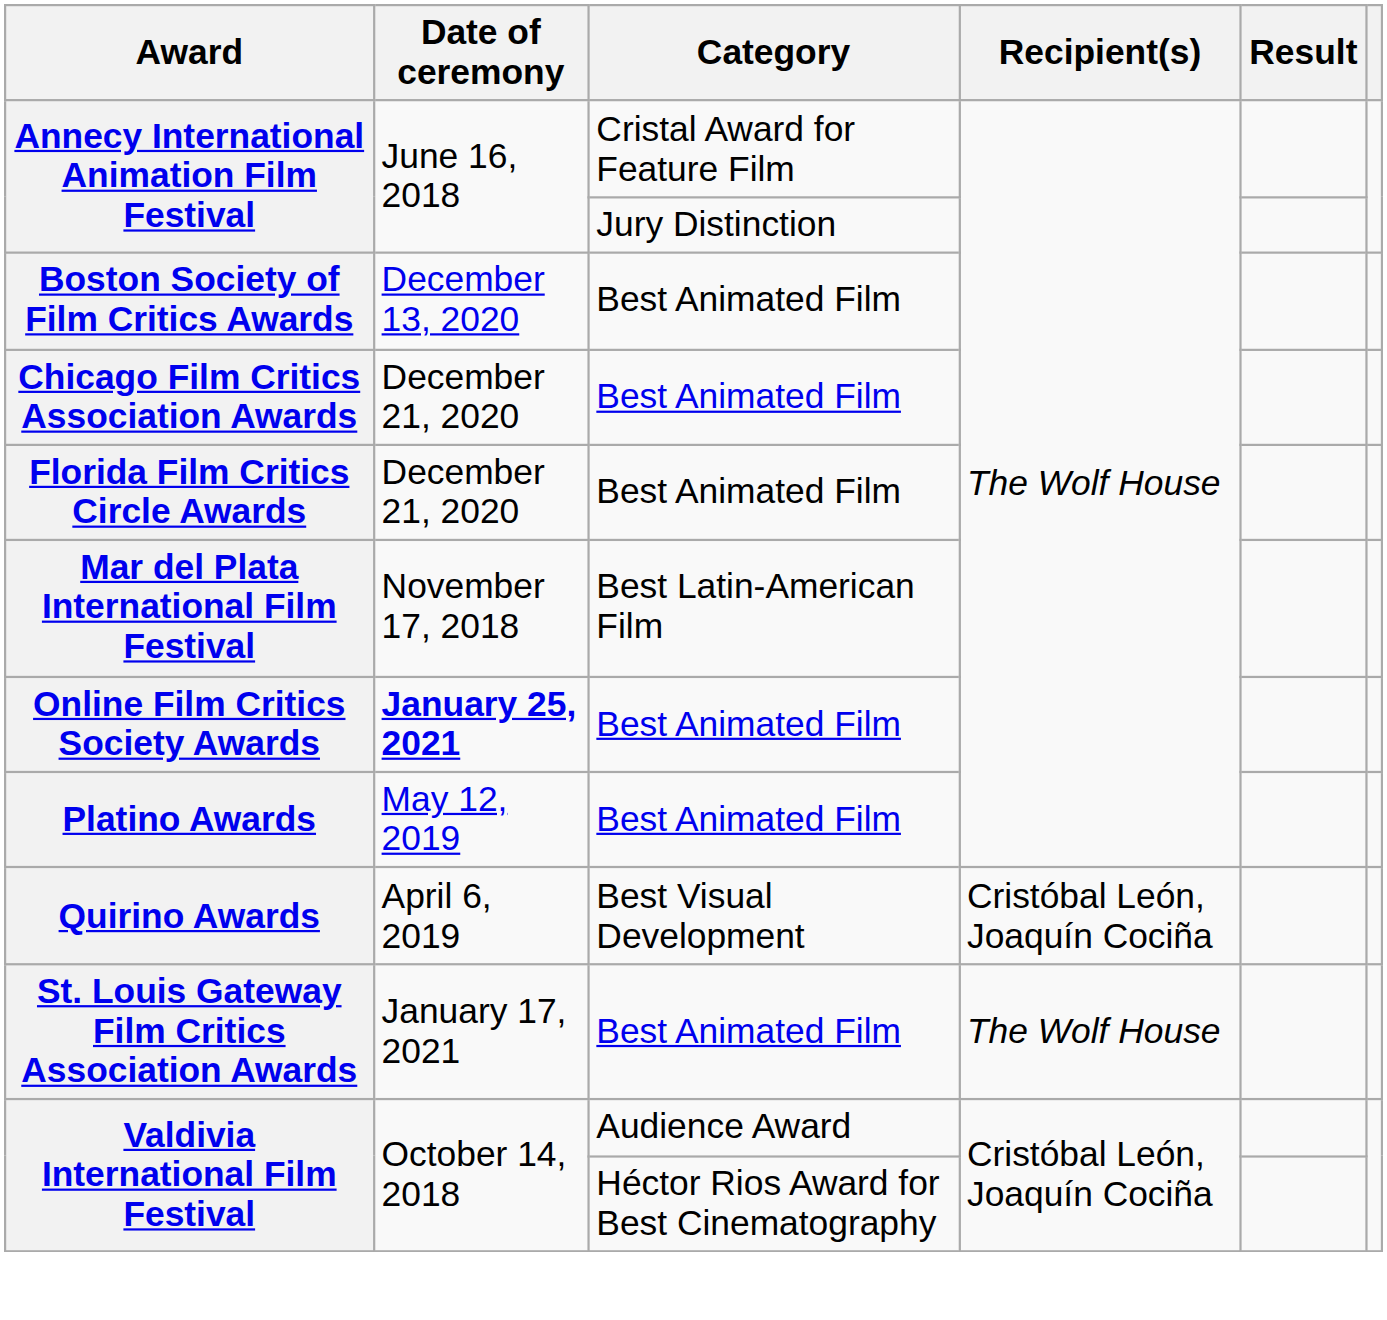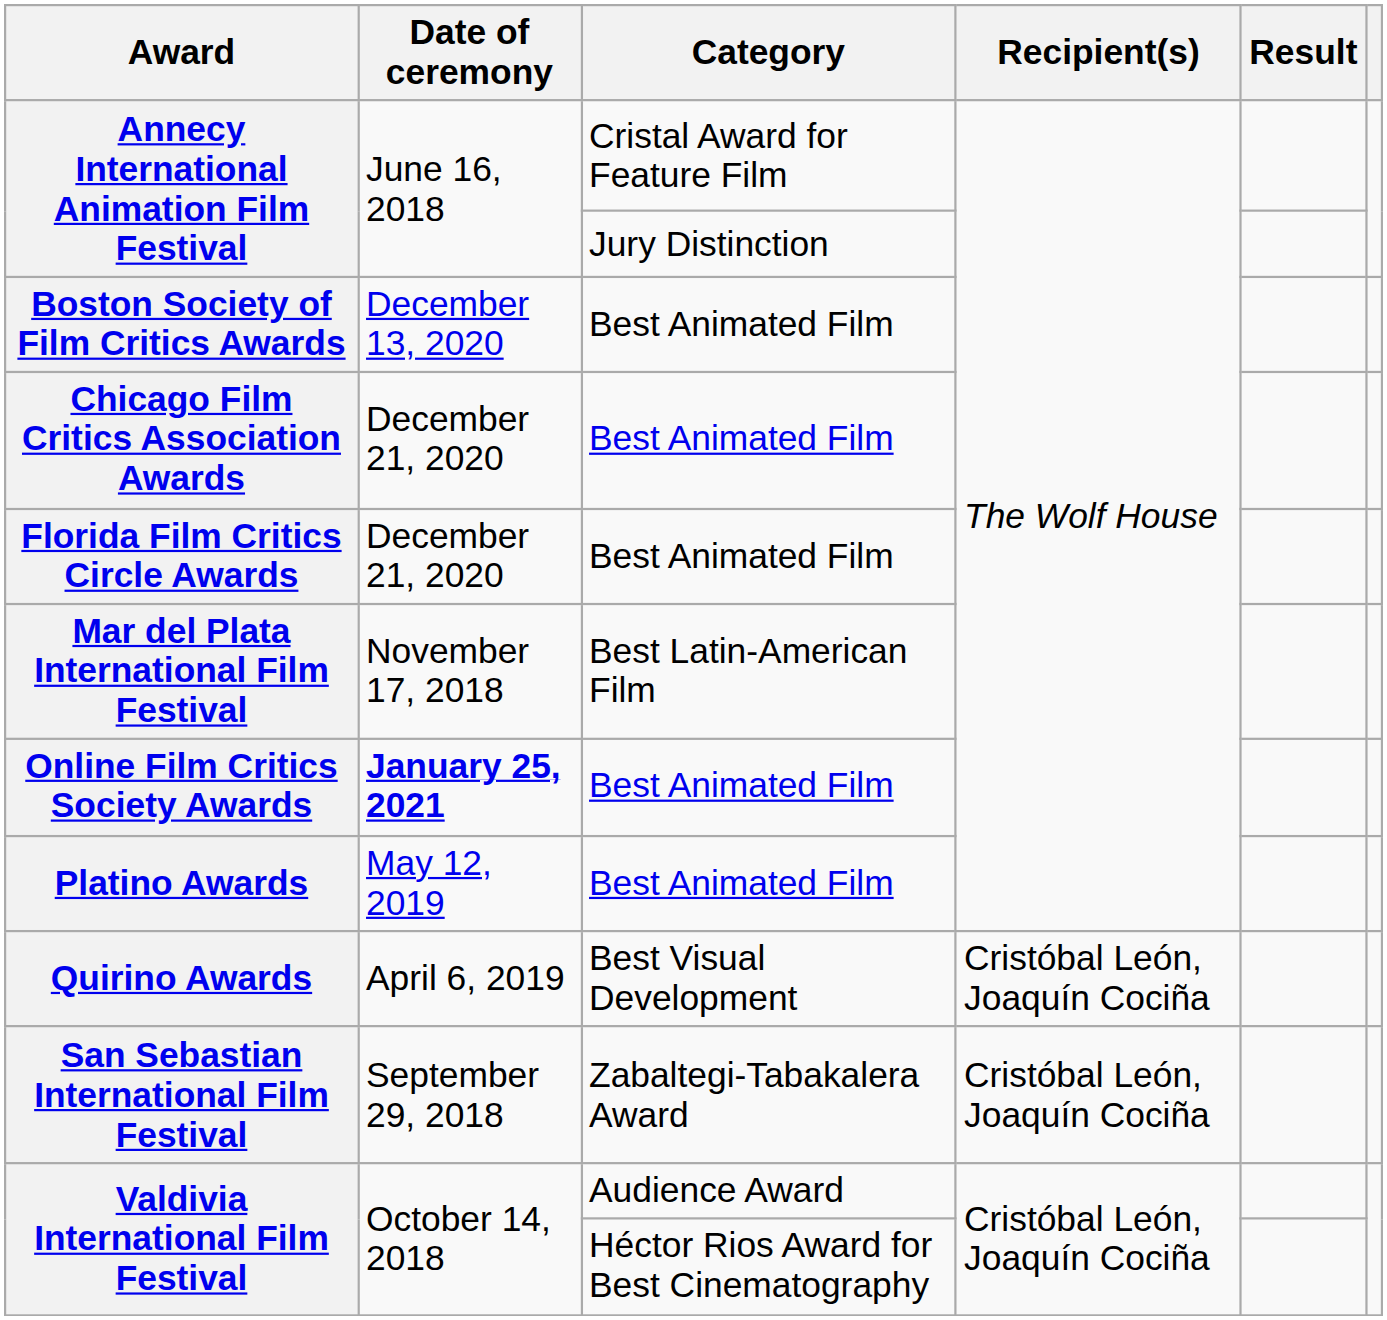+ row: (181, 1094)
- row: (189, 1030)
